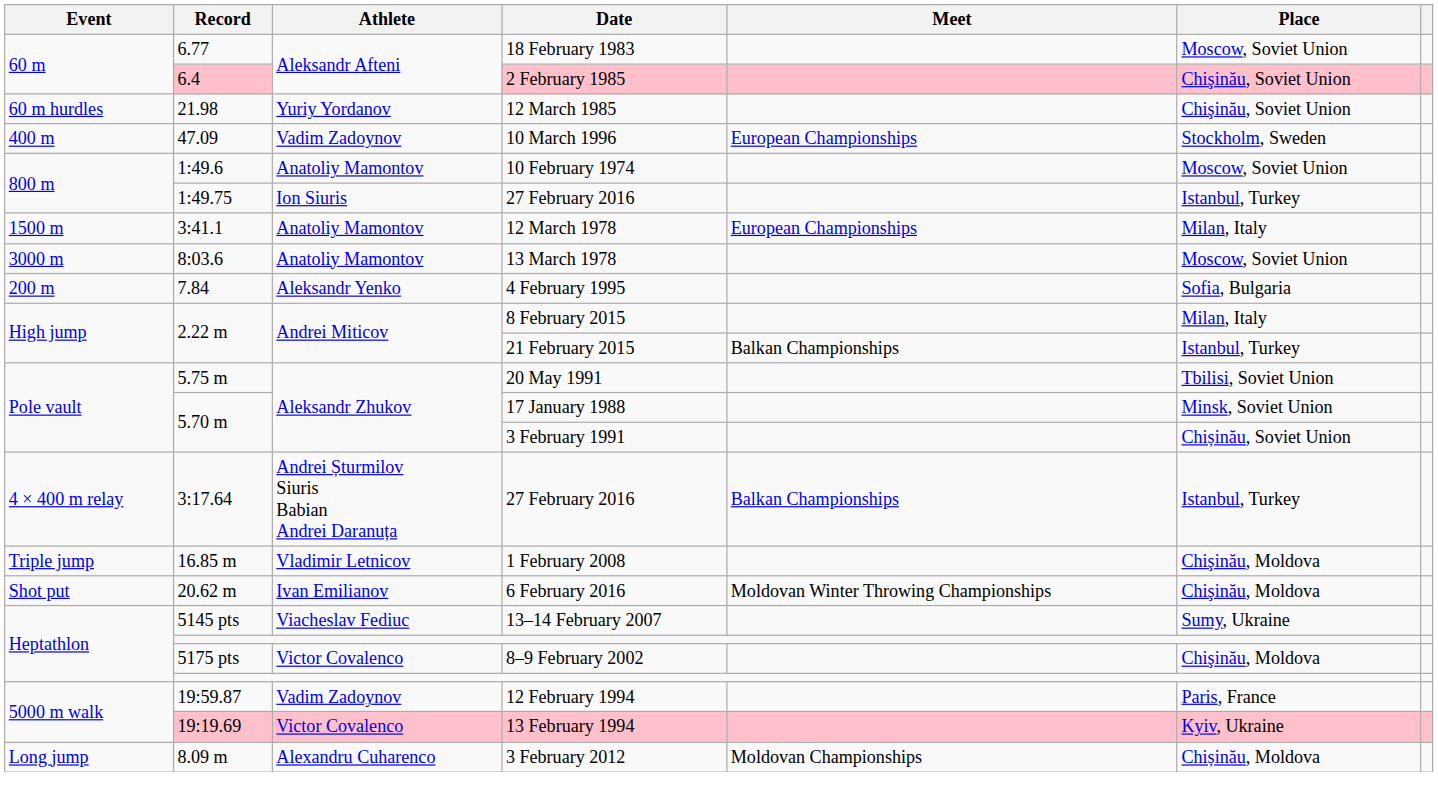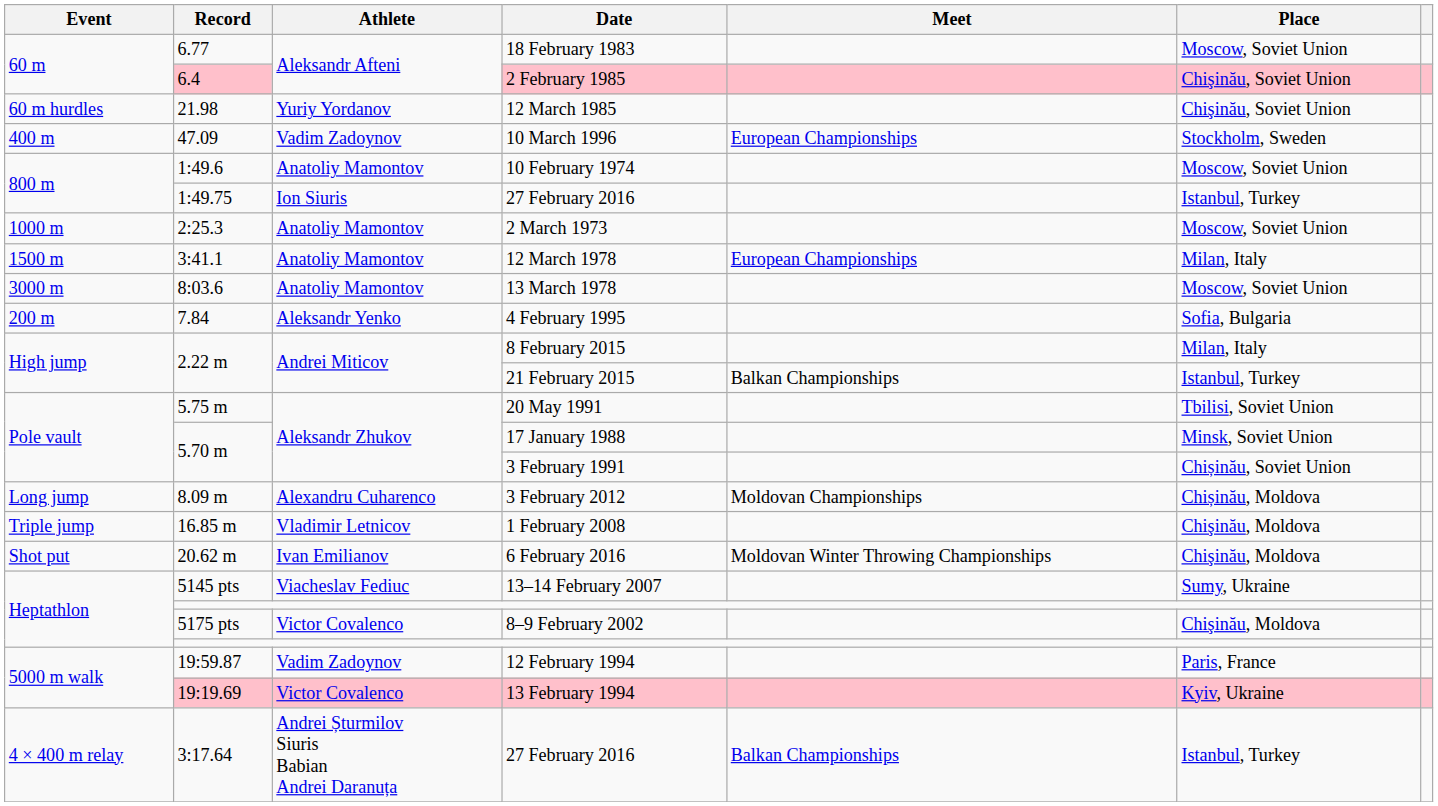+ row: (200, 228)
rows swapped: (203, 756) <-> (205, 499)
